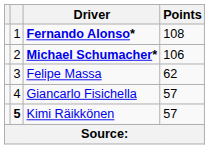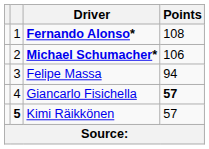(170, 74) 62 -> (170, 74) 94
(170, 94) normal -> (170, 94) bold
